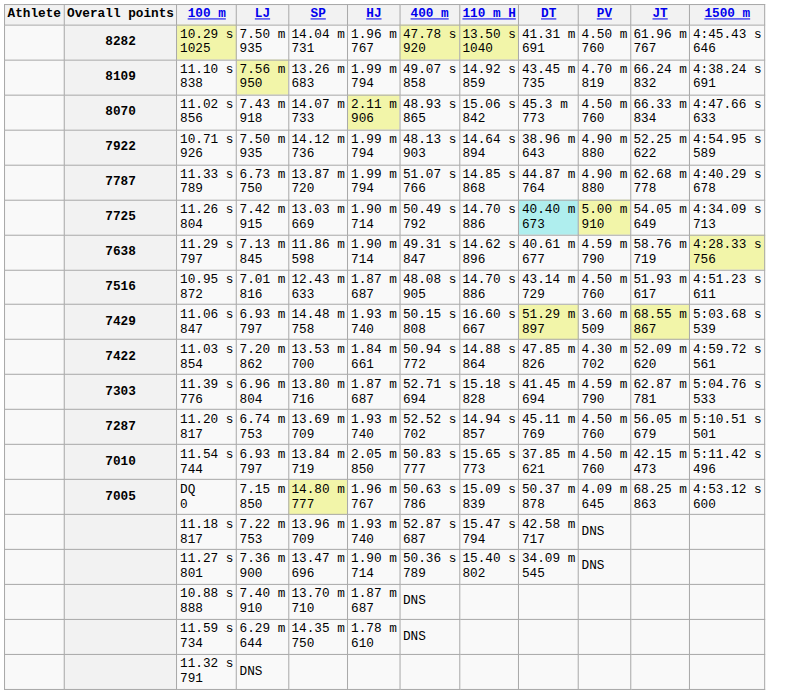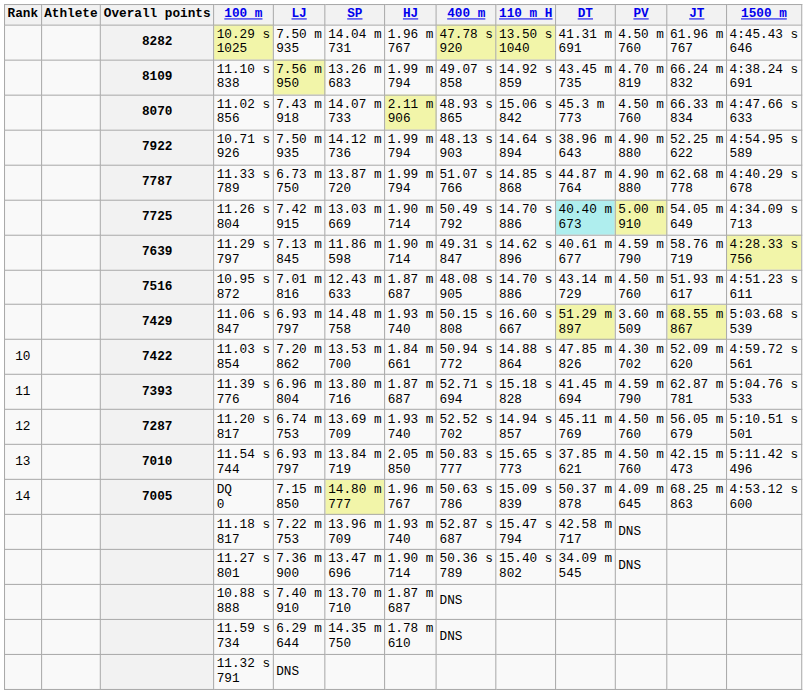+ column: (23, 15)
(121, 253) 7638 -> (157, 253) 7639
(121, 392) 7303 -> (157, 392) 7393
